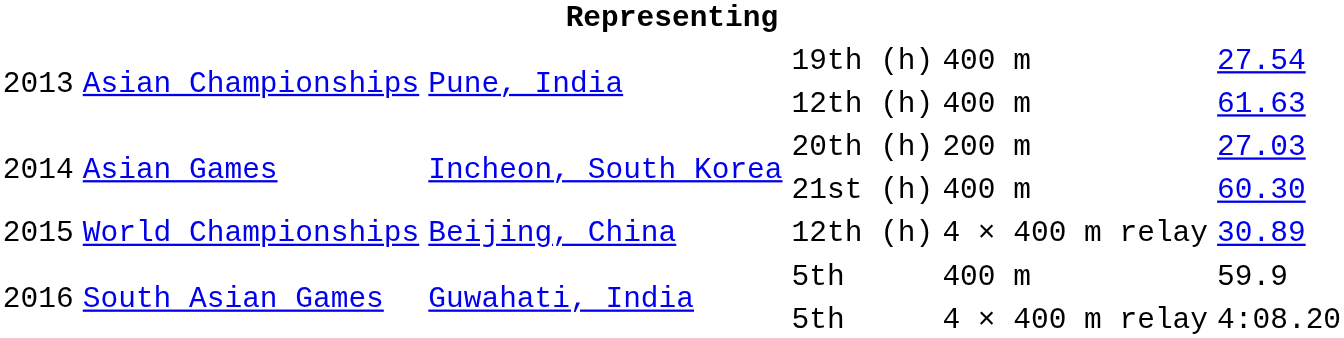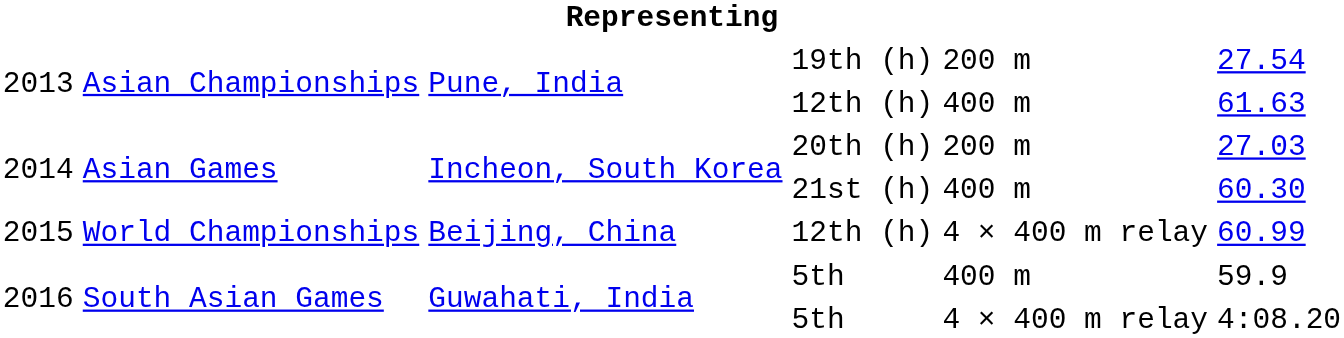(987, 61) 400 m -> (987, 61) 200 m
(1261, 233) 30.89 -> (1261, 233) 60.99
